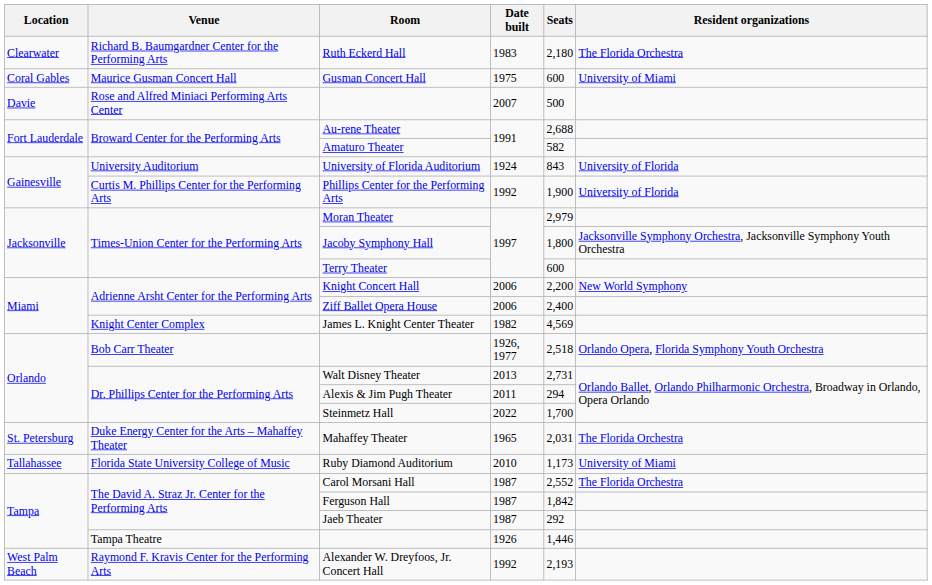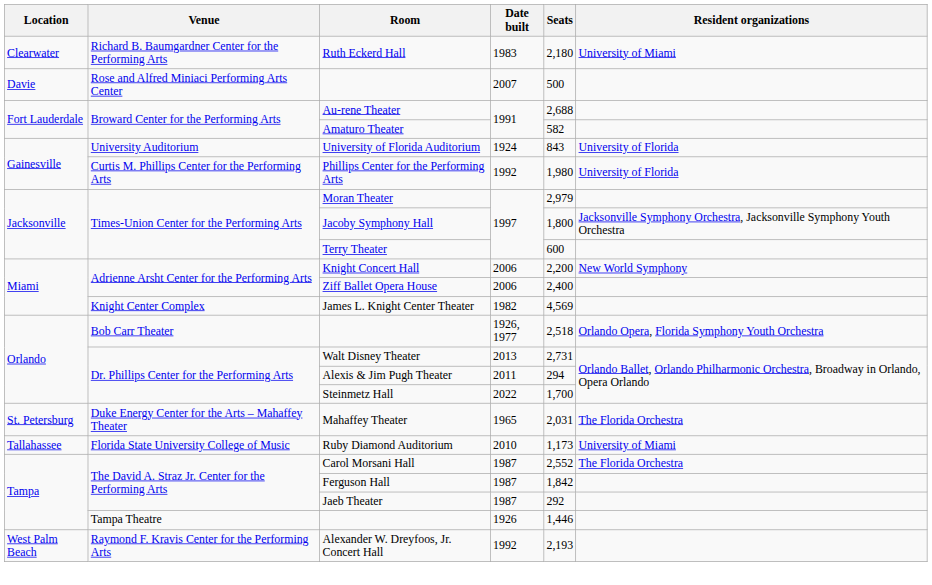(631, 52) The Florida Orchestra -> (627, 52) University of Miami
- row: (164, 78)
(560, 191) 1,900 -> (560, 173) 1,980
